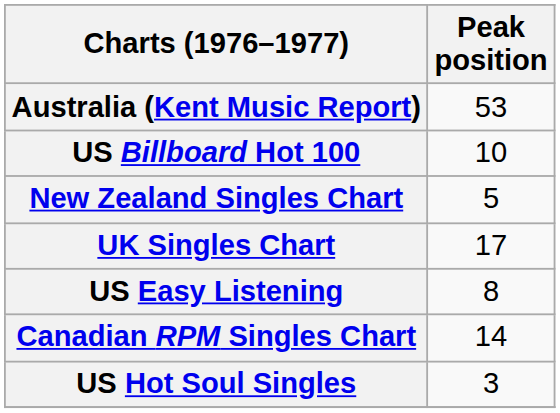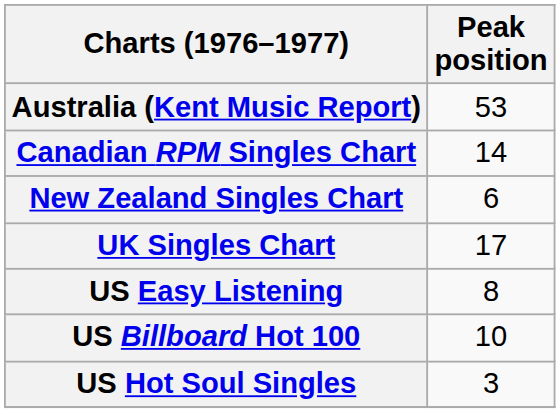rows swapped: (216, 337) <-> (216, 152)
(491, 198) 5 -> (491, 198) 6
